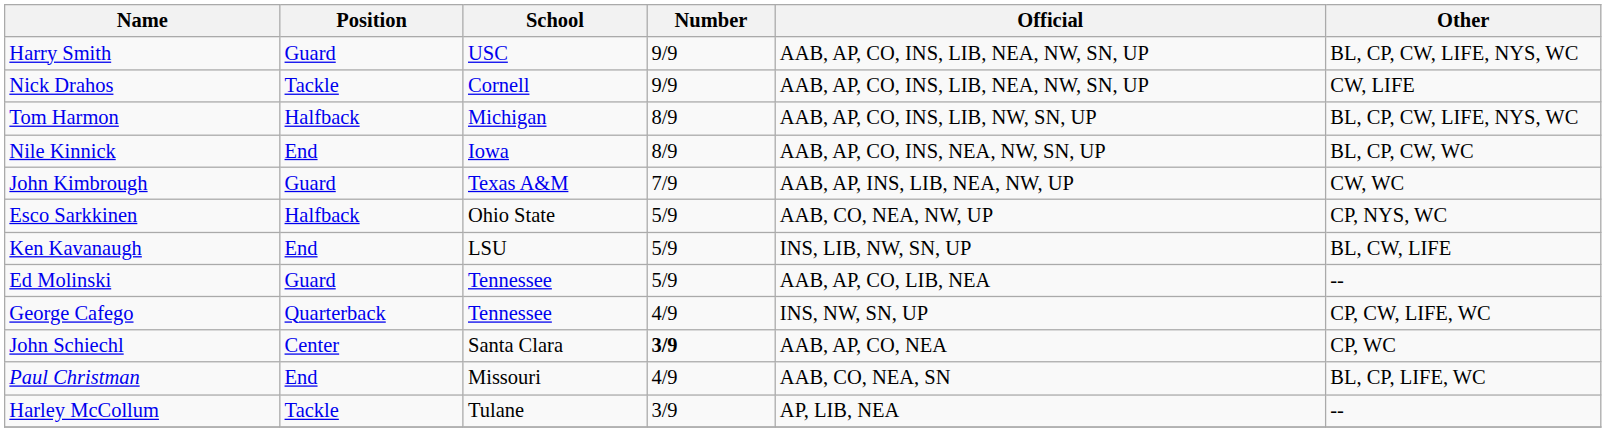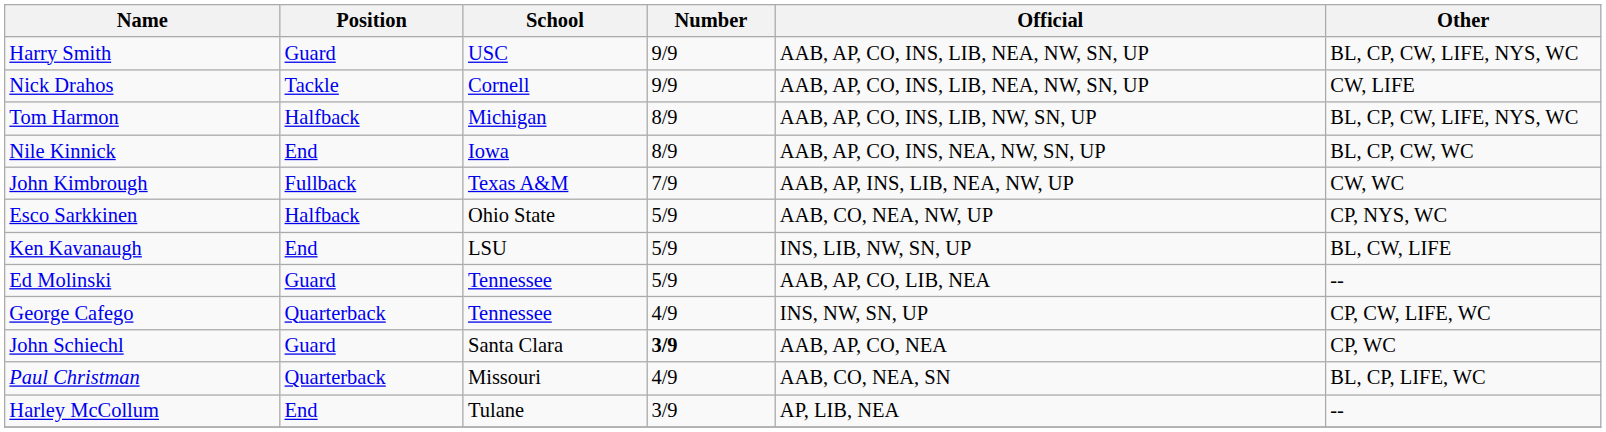(310, 183) Guard -> (320, 183) Fullback
(312, 345) Center -> (310, 345) Guard
(301, 378) End -> (335, 378) Quarterback
(312, 410) Tackle -> (301, 410) End
